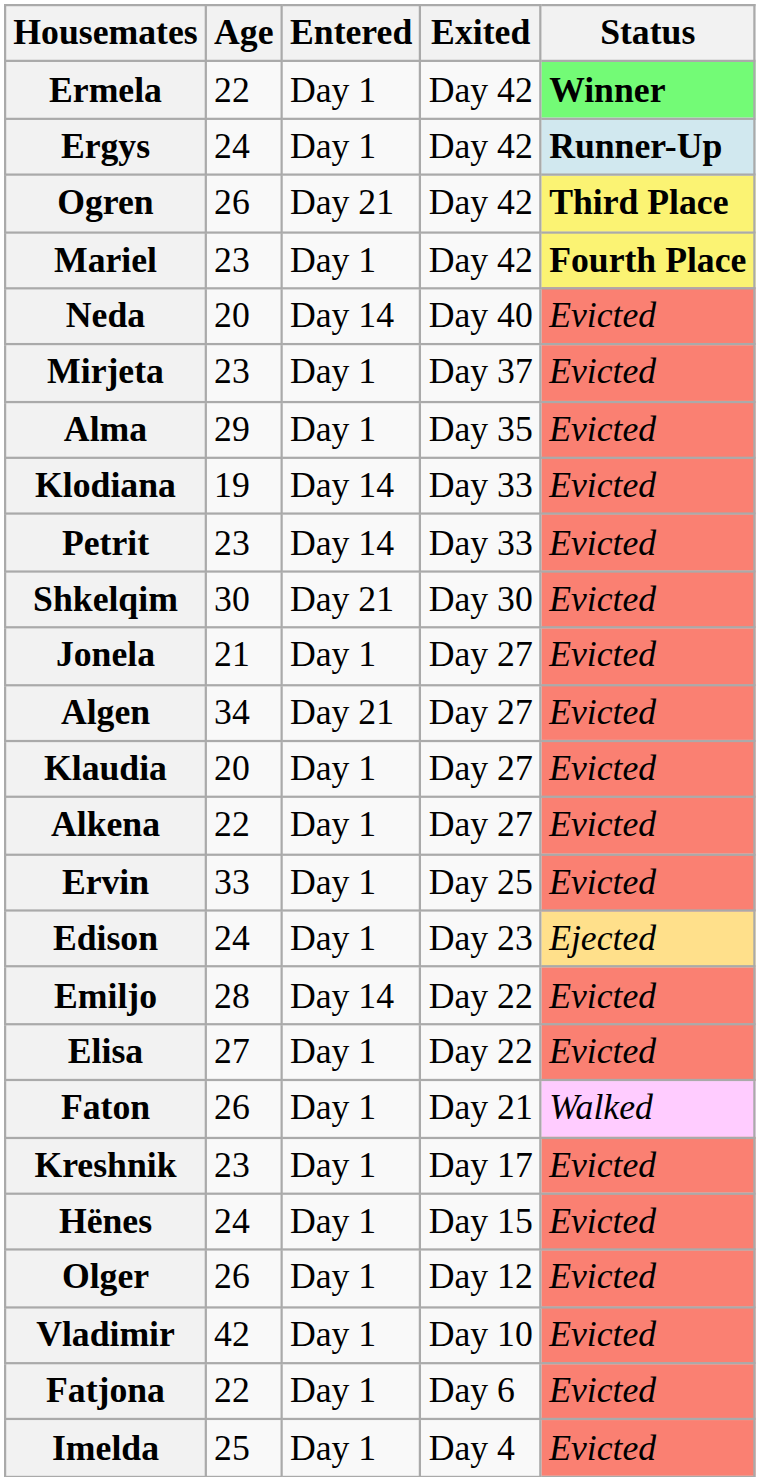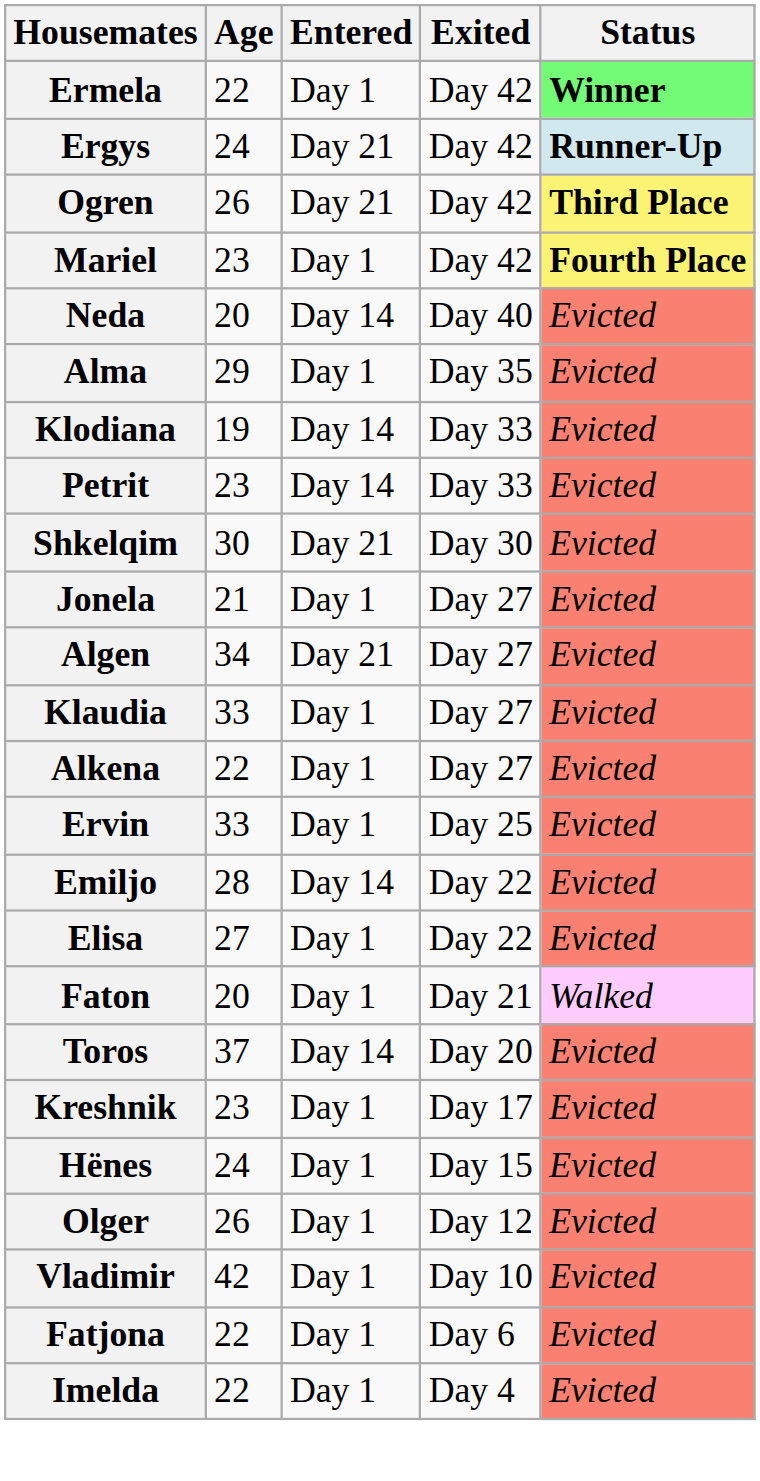(333, 145) Day 1 -> (342, 145) Day 21
- row: (105, 372)
(232, 768) 20 -> (232, 711) 33
- row: (105, 938)
(232, 1107) 26 -> (232, 994) 20
+ row: (105, 1051)
(232, 1447) 25 -> (232, 1390) 22
